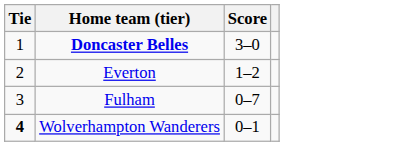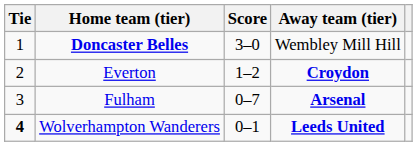+ column: (338, 17)
